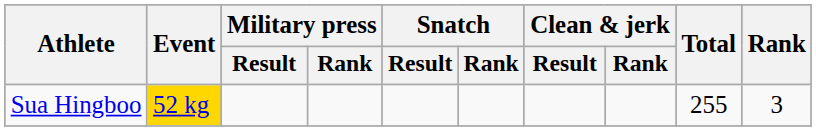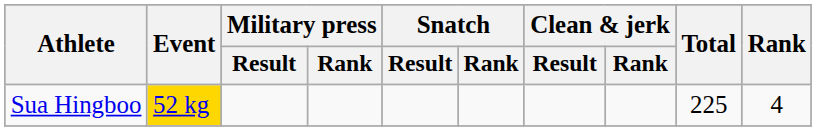(709, 105) 255 -> (709, 105) 225
(777, 105) 3 -> (777, 105) 4
